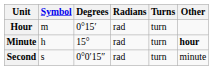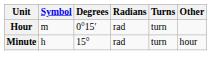(189, 42) bold -> (188, 42) normal
- row: (21, 57)
